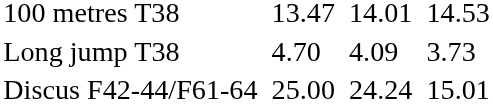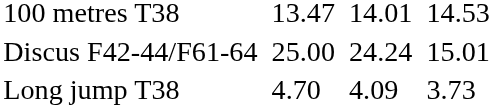rows swapped: (91, 51) <-> (130, 90)
